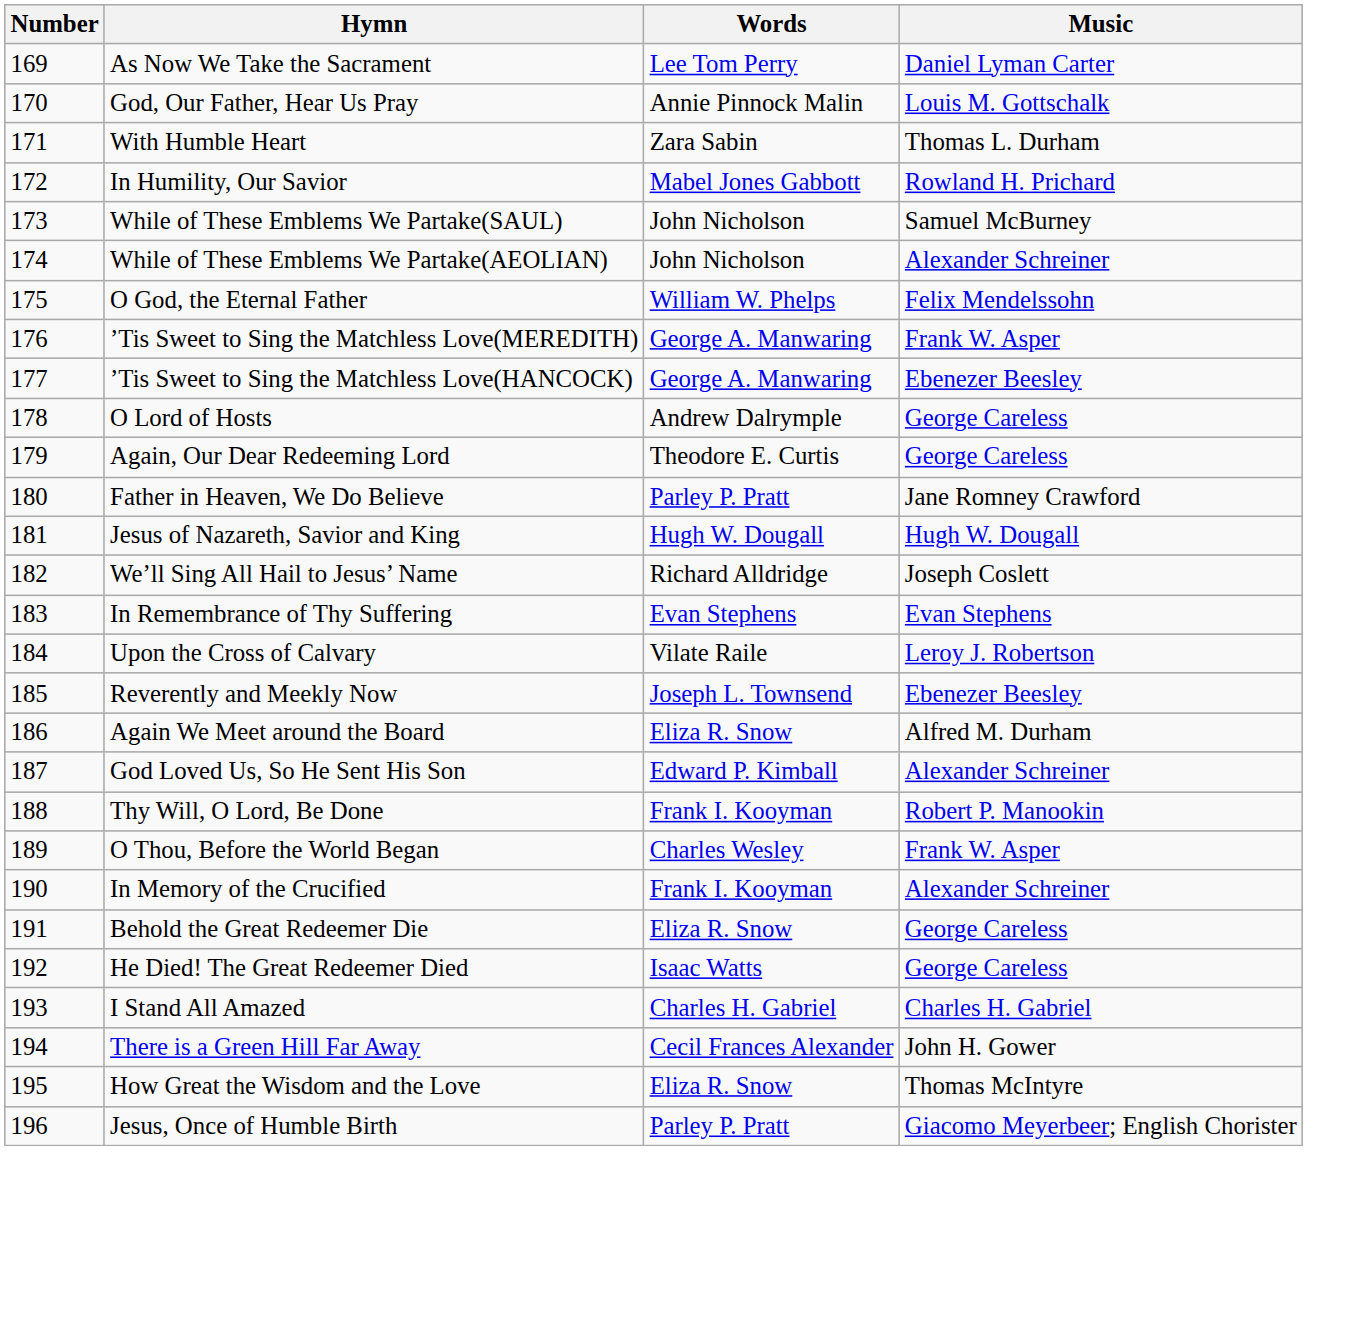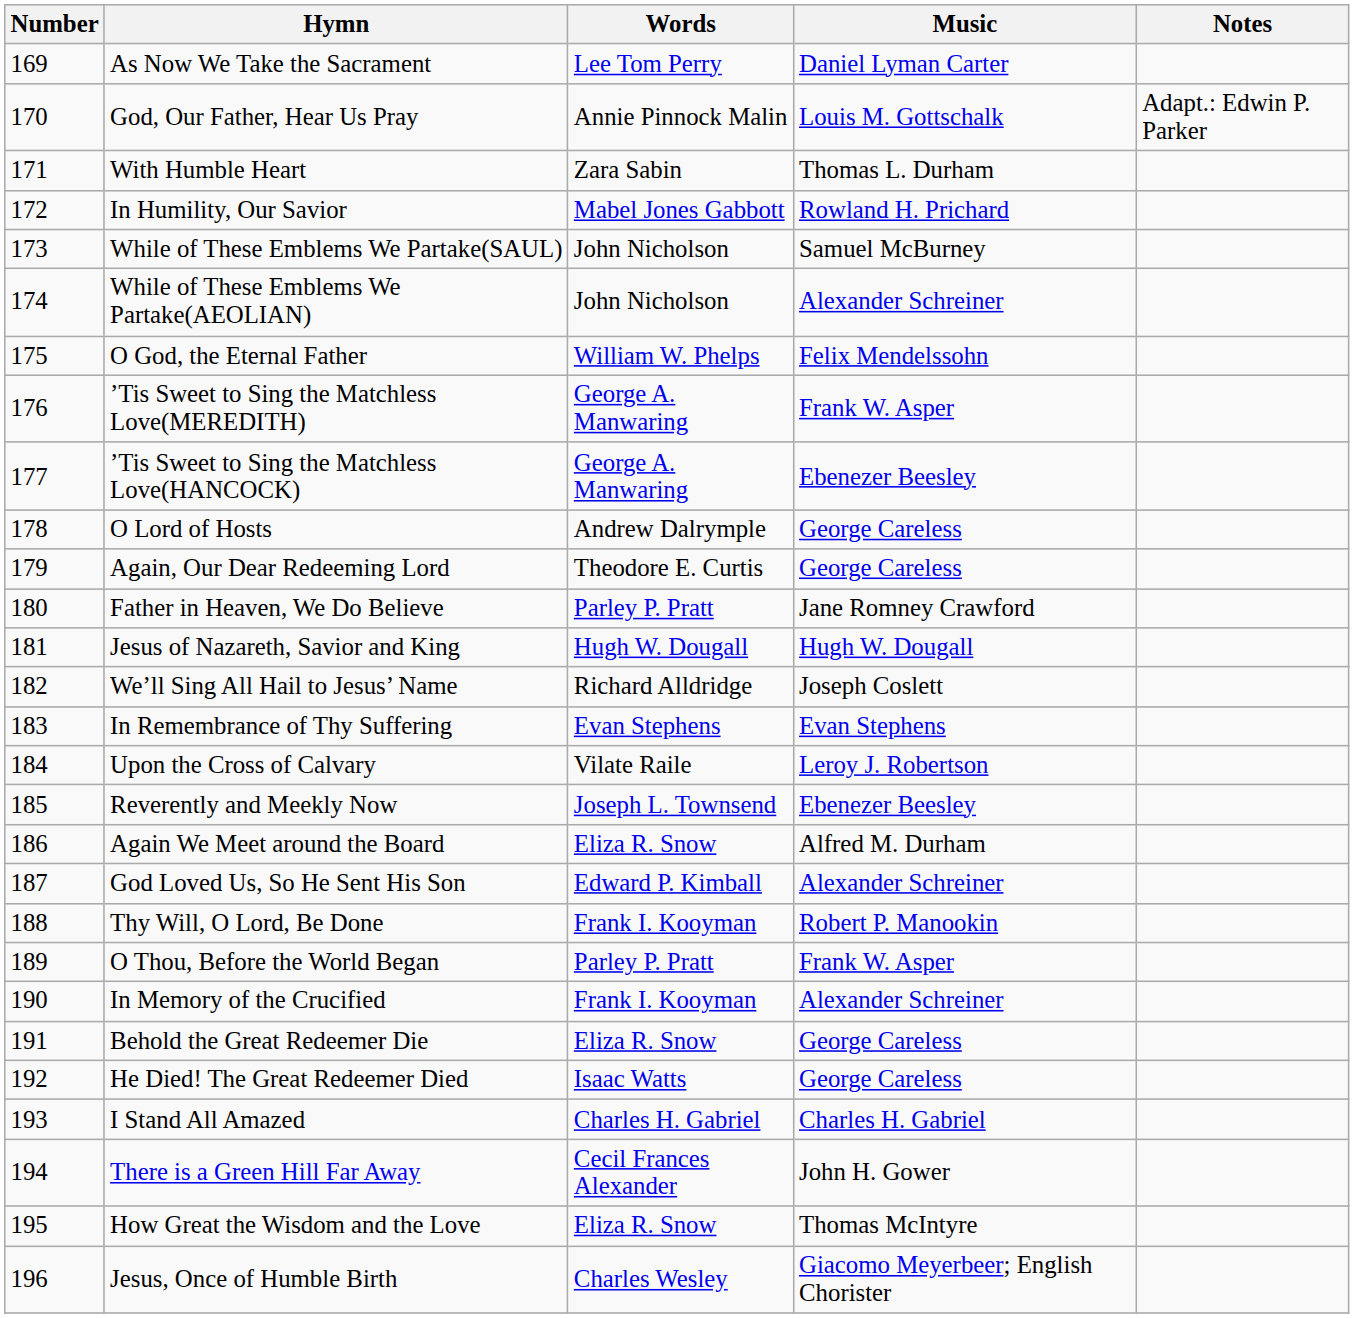+ column: (1243, 24)
(727, 850) Charles Wesley -> (644, 961) Parley P. Pratt
(720, 1125) Parley P. Pratt -> (651, 1278) Charles Wesley
